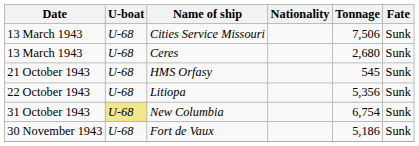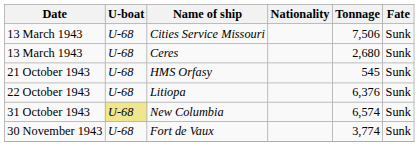(366, 92) 5,356 -> (366, 92) 6,376
(366, 111) 6,754 -> (366, 111) 6,574
(366, 131) 5,186 -> (366, 131) 3,774
